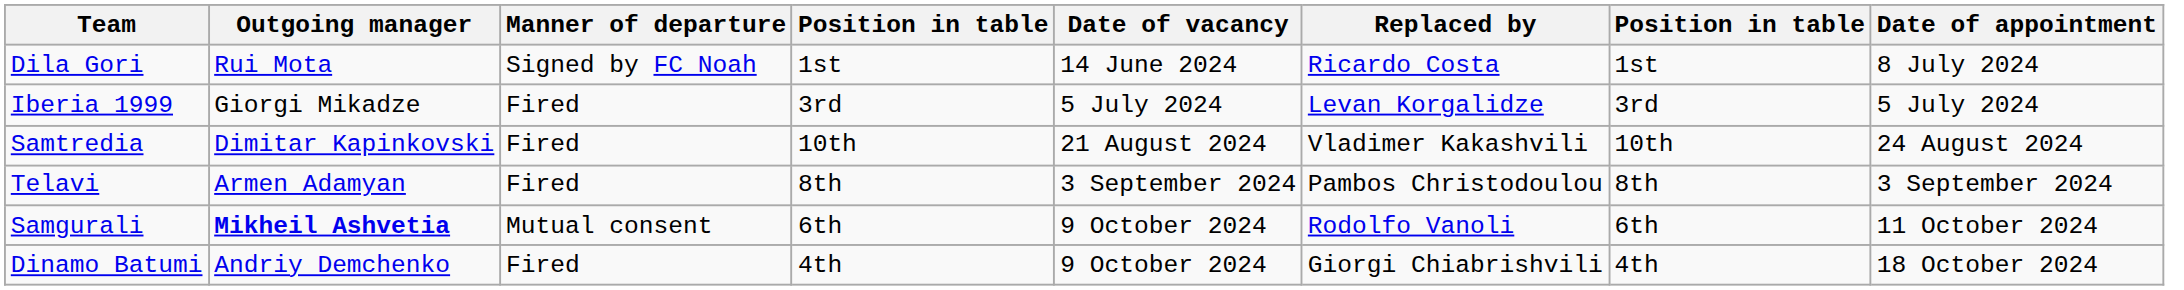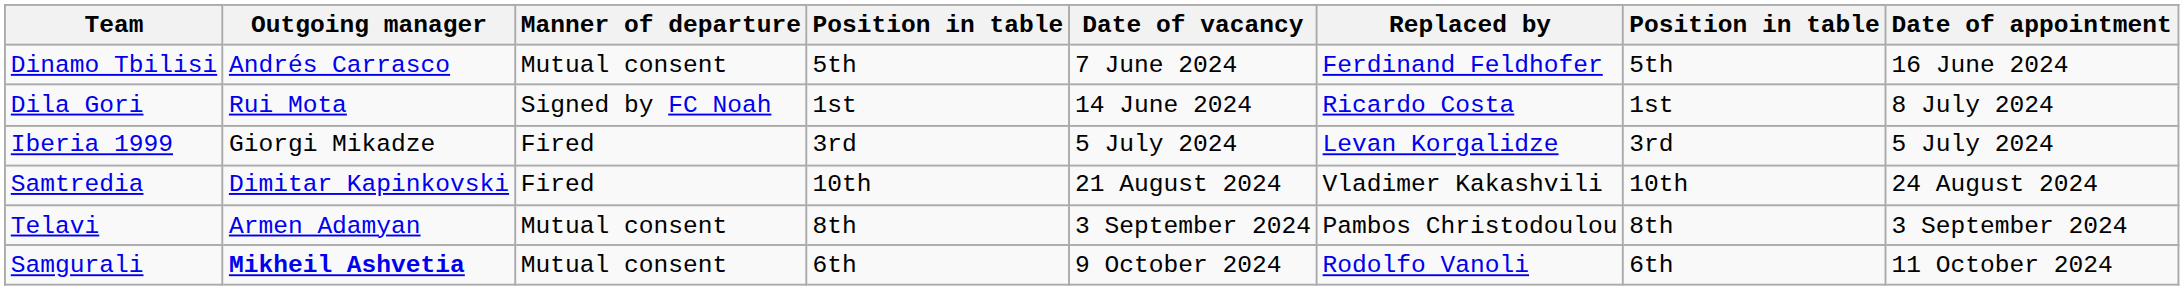+ row: (114, 65)
(543, 185) Fired -> (624, 225) Mutual consent
- row: (107, 265)
